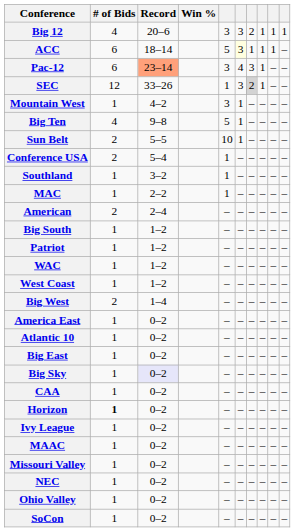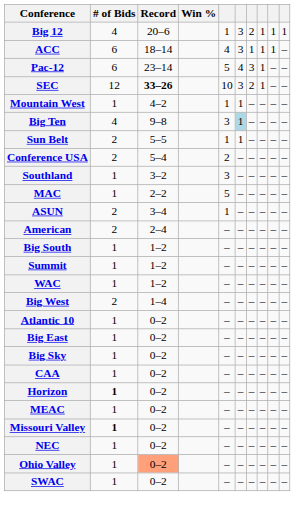(227, 31) 3 -> (227, 31) 1
(227, 49) 5 -> (227, 49) 4
(241, 49) lightyellow background -> (241, 49) no background
(158, 67) lightsalmon background -> (158, 67) no background
(227, 67) 3 -> (227, 67) 5
(158, 85) normal -> (158, 85) bold
(227, 85) 1 -> (227, 85) 10
(252, 85) lightgrey background -> (252, 85) no background
(227, 103) 3 -> (227, 103) 1
(227, 121) 5 -> (227, 121) 3
(241, 121) no background -> (241, 121) lightblue background
(227, 139) 10 -> (227, 139) 1
(227, 157) 1 -> (227, 157) 2
(227, 175) 1 -> (227, 175) 3
(227, 193) 1 -> (227, 193) 5
+ row: (47, 211)
- row: (47, 247)
+ row: (47, 265)
- row: (47, 283)
- row: (47, 319)
(158, 373) lavender background -> (158, 355) no background
- row: (47, 427)
- row: (47, 445)
+ row: (47, 409)
(114, 463) normal -> (114, 427) bold
(158, 499) no background -> (158, 463) lightsalmon background
- row: (47, 517)
+ row: (47, 481)
